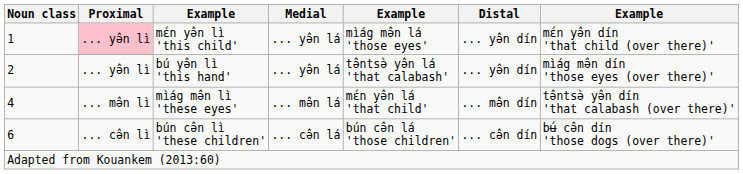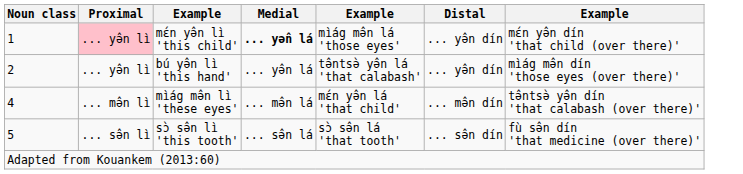(306, 39) normal -> (278, 39) bold
+ row: (197, 135)
- row: (211, 135)
